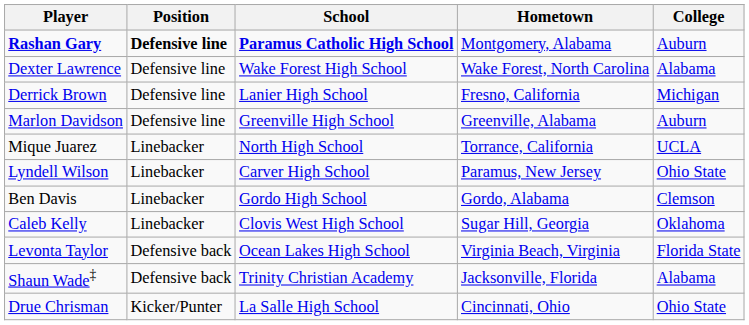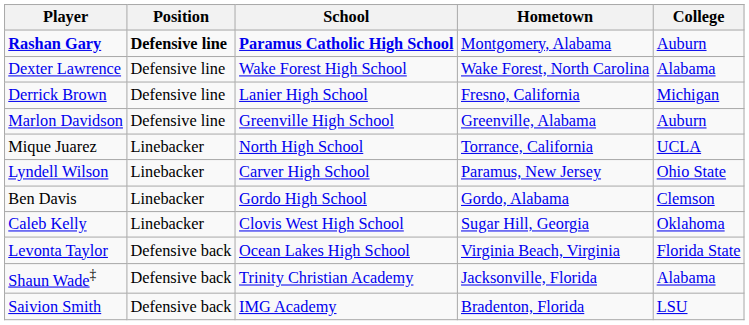+ row: (55, 306)
- row: (58, 306)
